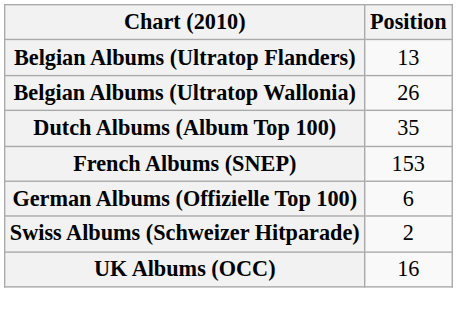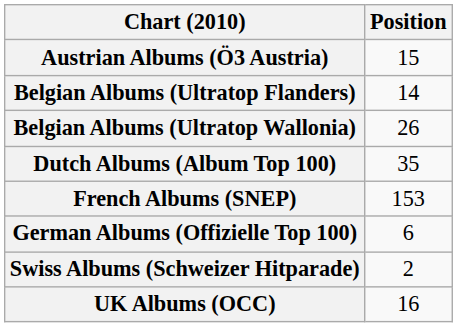+ row: (185, 57)
(408, 57) 13 -> (408, 92) 14
